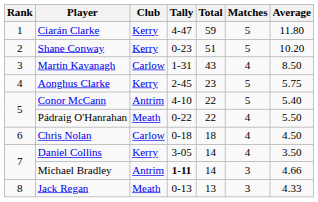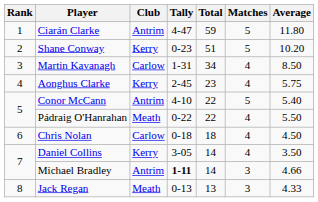(145, 30) Kerry -> (148, 30) Antrim
(210, 65) 43 -> (210, 65) 34
(248, 83) 5 -> (248, 83) 4
